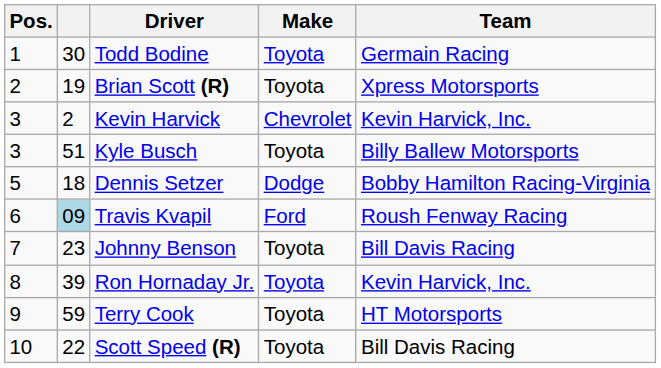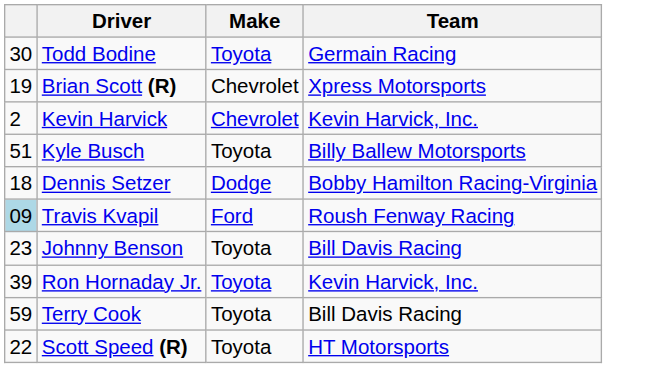- column: (31, 21)
(294, 86) Toyota -> (255, 86) Chevrolet
(431, 313) HT Motorsports -> (385, 313) Bill Davis Racing
(438, 346) Bill Davis Racing -> (379, 346) HT Motorsports
